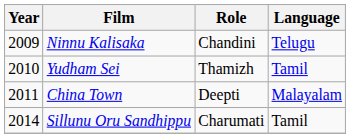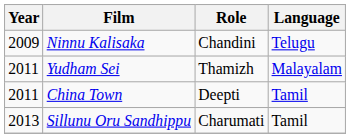(24, 69) 2010 -> (24, 69) 2011
(290, 69) Tamil -> (307, 69) Malayalam
(307, 95) Malayalam -> (290, 95) Tamil
(24, 120) 2014 -> (24, 120) 2013
